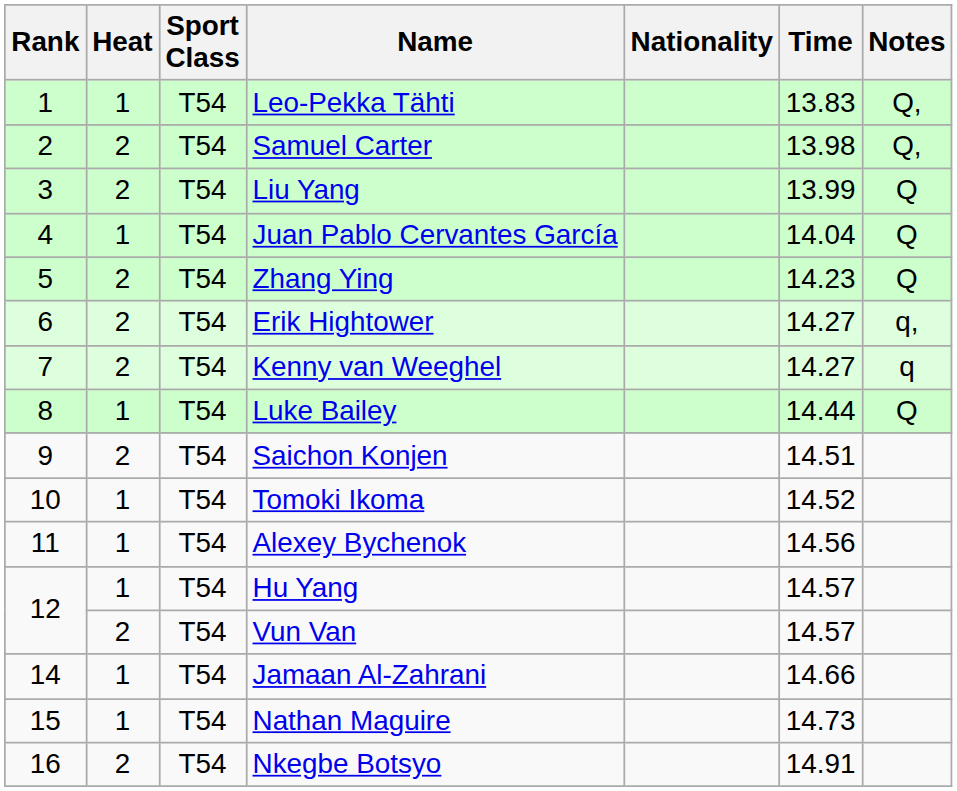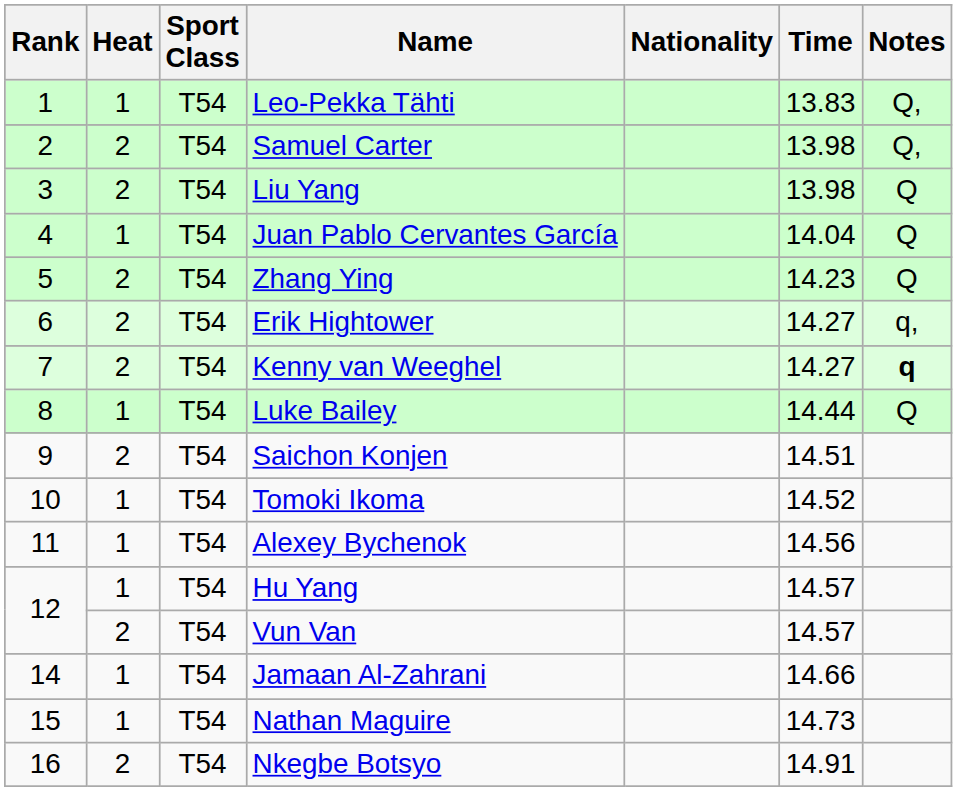(821, 190) 13.99 -> (821, 190) 13.98
(907, 366) normal -> (907, 366) bold
